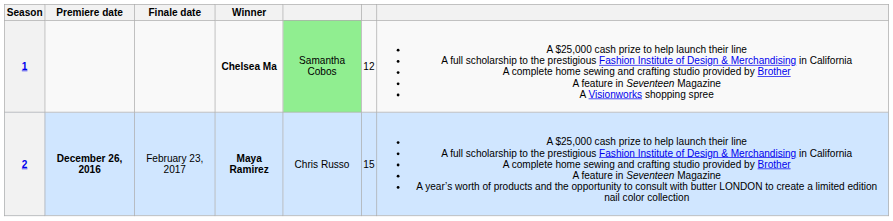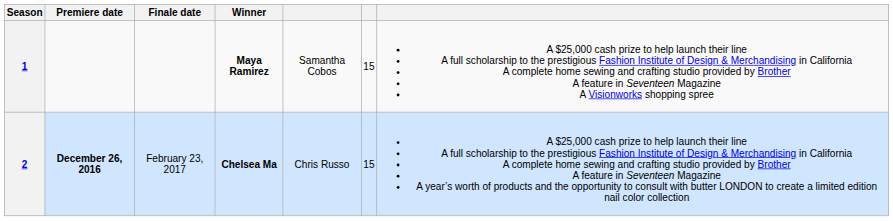(249, 67) Chelsea Ma -> (249, 67) Maya Ramirez
(322, 67) lightgreen background -> (322, 67) no background
(369, 67) 12 -> (369, 67) 15
(249, 164) Maya Ramirez -> (249, 164) Chelsea Ma
